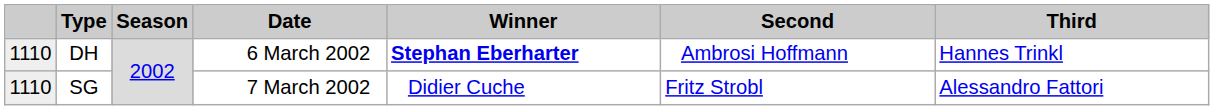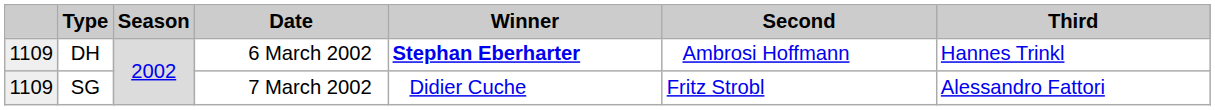(30, 53) 1110 -> (31, 53) 1109
(30, 86) 1110 -> (31, 86) 1109
